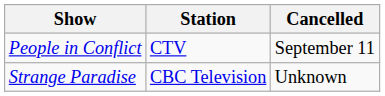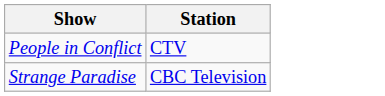- column: (325, 18)
